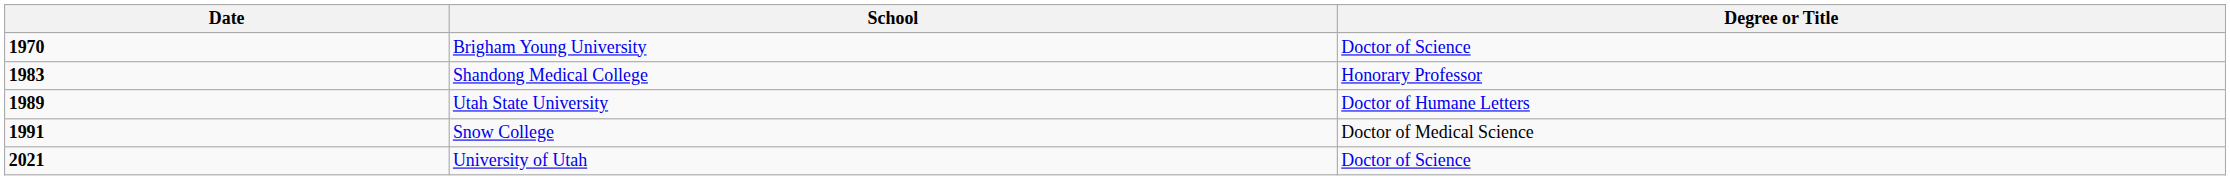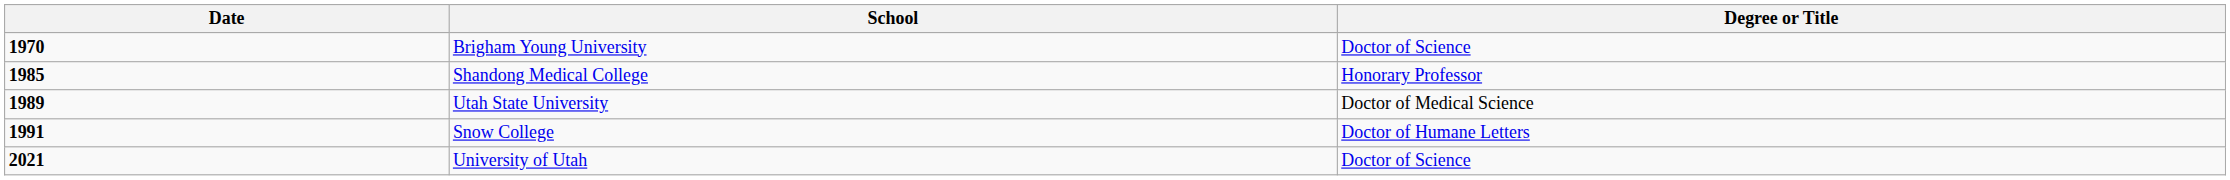(27, 75) 1983 -> (27, 75) 1985
(1436, 103) Doctor of Humane Letters -> (1438, 103) Doctor of Medical Science
(1438, 132) Doctor of Medical Science -> (1436, 132) Doctor of Humane Letters
